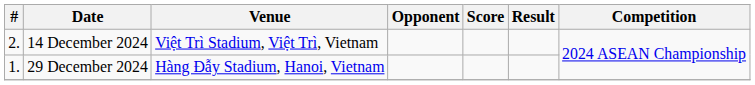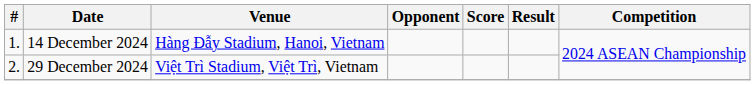(14, 42) 2. -> (14, 42) 1.
(267, 42) Việt Trì Stadium, Việt Trì, Vietnam -> (270, 42) Hàng Đẫy Stadium, Hanoi, Vietnam
(14, 67) 1. -> (14, 67) 2.
(270, 67) Hàng Đẫy Stadium, Hanoi, Vietnam -> (267, 67) Việt Trì Stadium, Việt Trì, Vietnam
